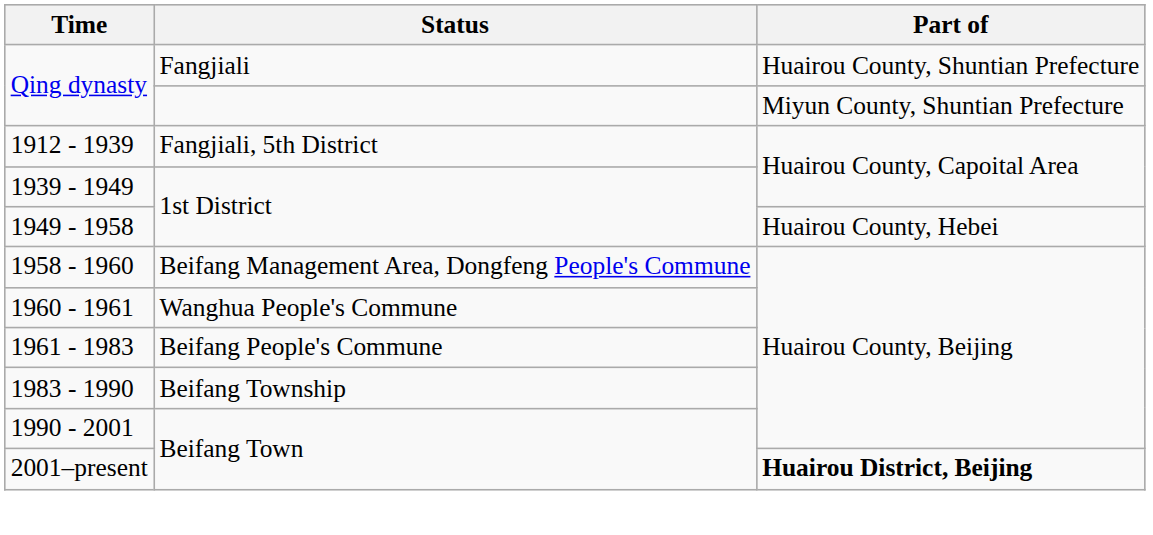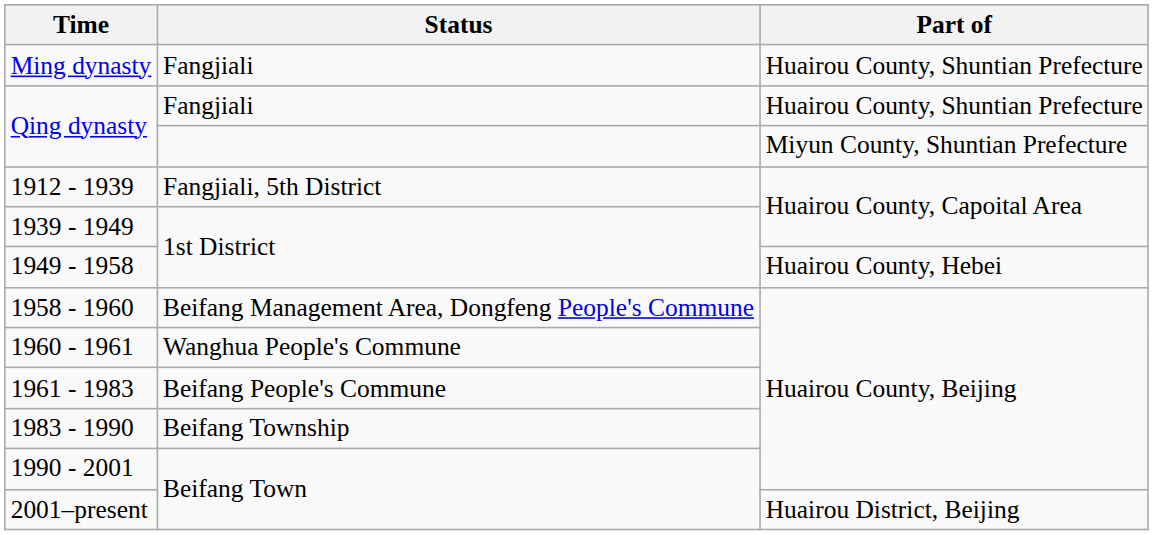+ row: (81, 65)
(897, 468) bold -> (893, 508) normal
